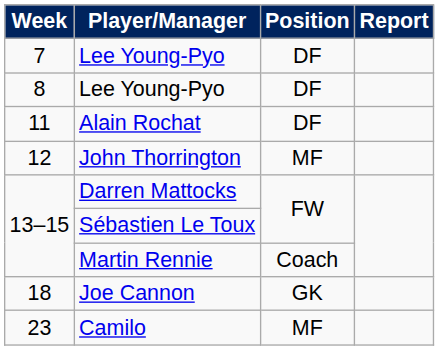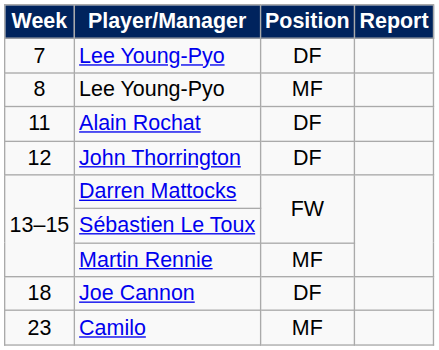(307, 89) DF -> (307, 89) MF
(307, 157) MF -> (307, 157) DF
(307, 259) Coach -> (307, 259) MF
(307, 293) GK -> (307, 293) DF
